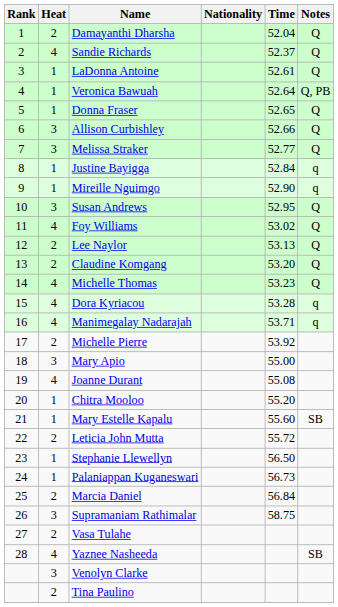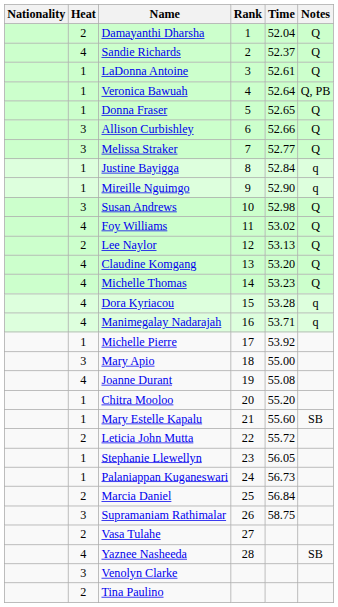columns swapped: (21, 14) <-> (233, 14)
(281, 206) 52.95 -> (281, 206) 52.98
(54, 264) 2 -> (83, 264) 4
(54, 341) 2 -> (83, 341) 1
(281, 457) 56.50 -> (281, 457) 56.05
